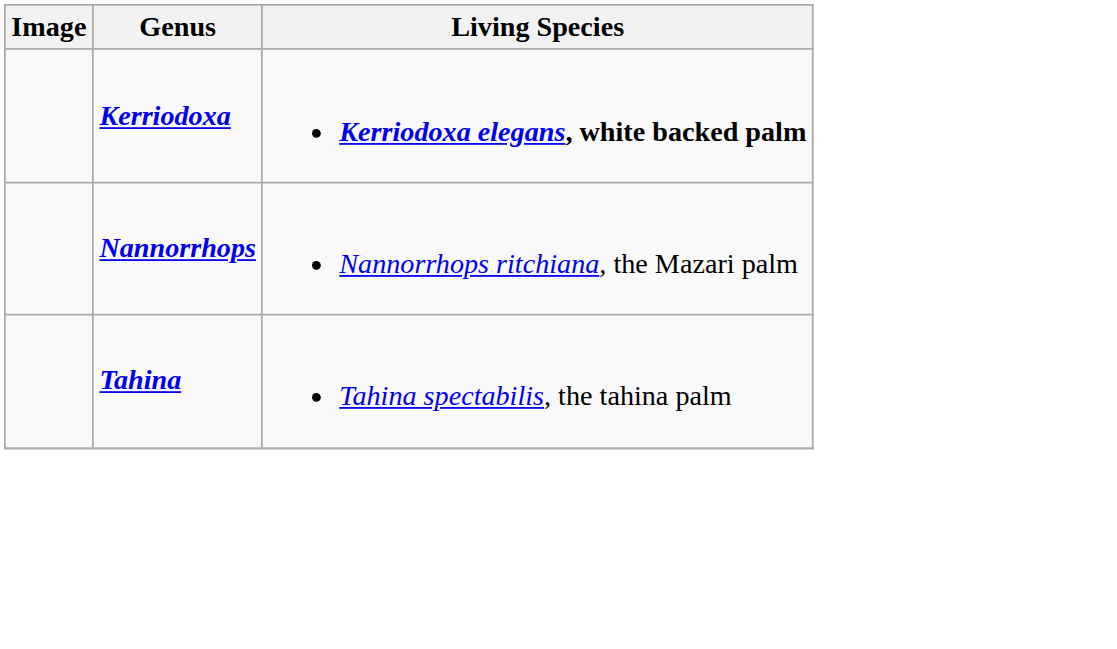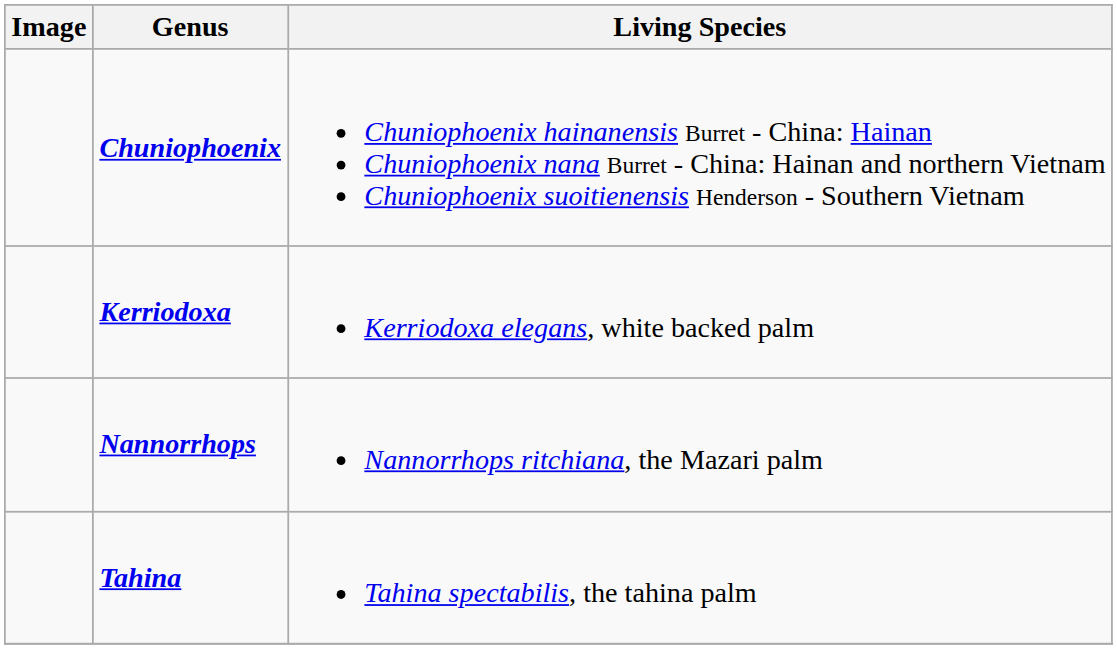+ row: (190, 147)
(538, 132) bold -> (700, 328) normal
